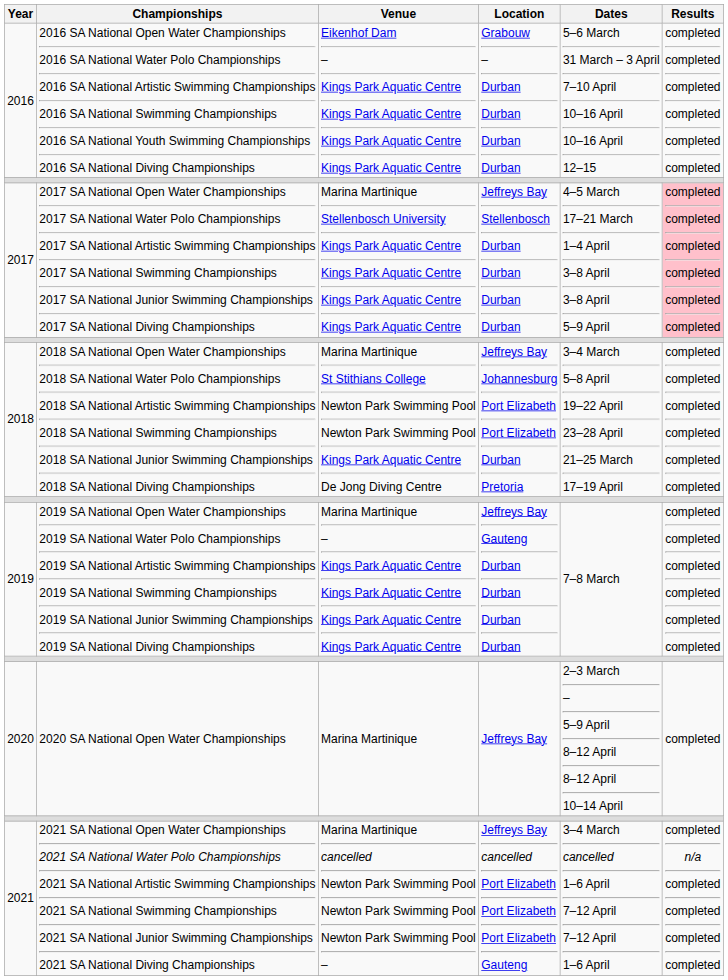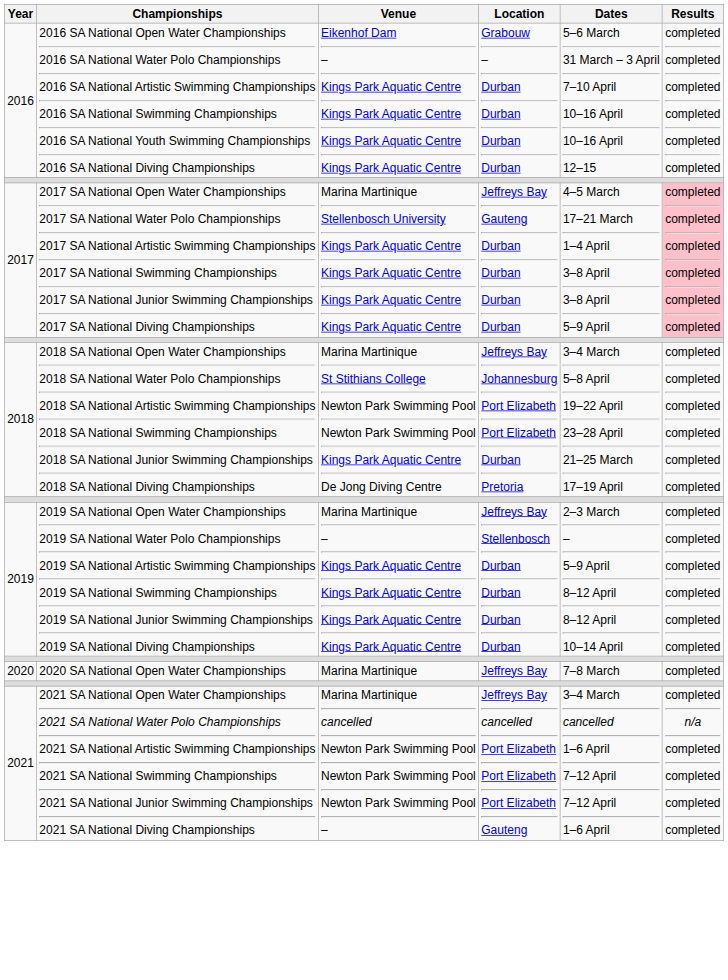(519, 260) Jeffreys Bay Stellenbosch Durban Durban Durban Durban -> (519, 260) Jeffreys Bay Gauteng Durban Durban Durban Durban
(519, 579) Jeffreys Bay Gauteng Durban Durban Durban Durban -> (519, 579) Jeffreys Bay Stellenbosch Durban Durban Durban Durban
(591, 579) 7–8 March -> (611, 579) 2–3 March – 5–9 April 8–12 April 8–12 April 10–14 April
(611, 738) 2–3 March – 5–9 April 8–12 April 8–12 April 10–14 April -> (591, 671) 7–8 March
